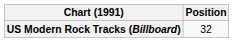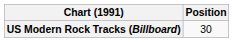(206, 29) 32 -> (206, 29) 30
